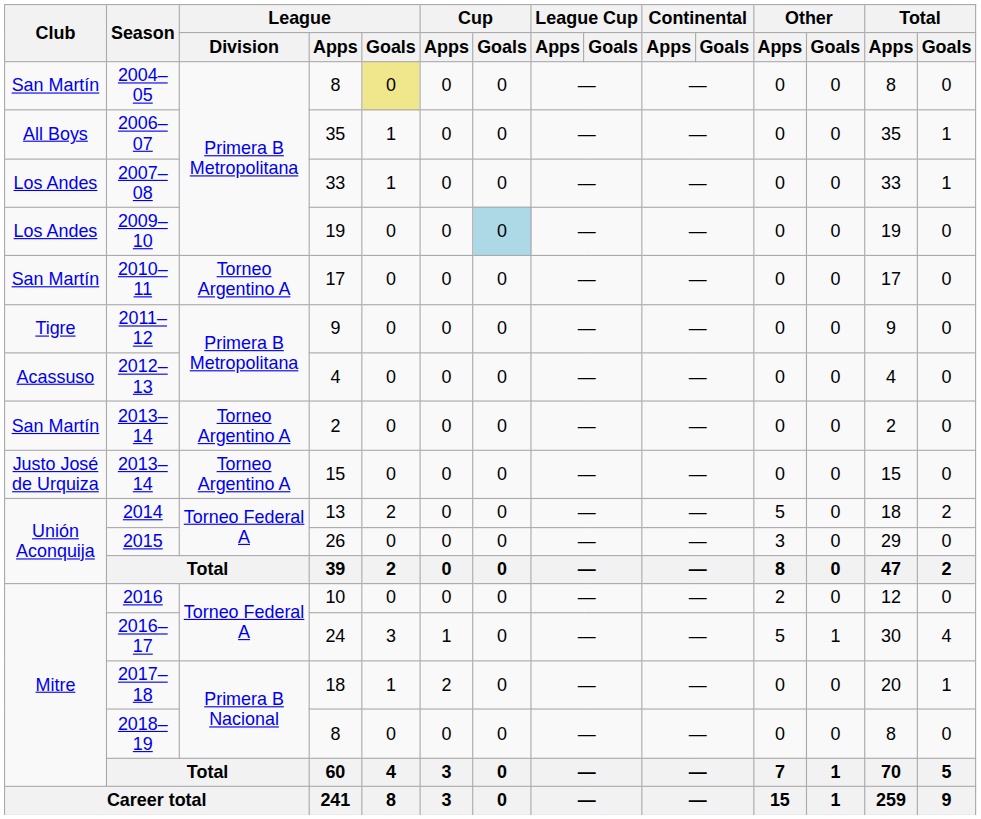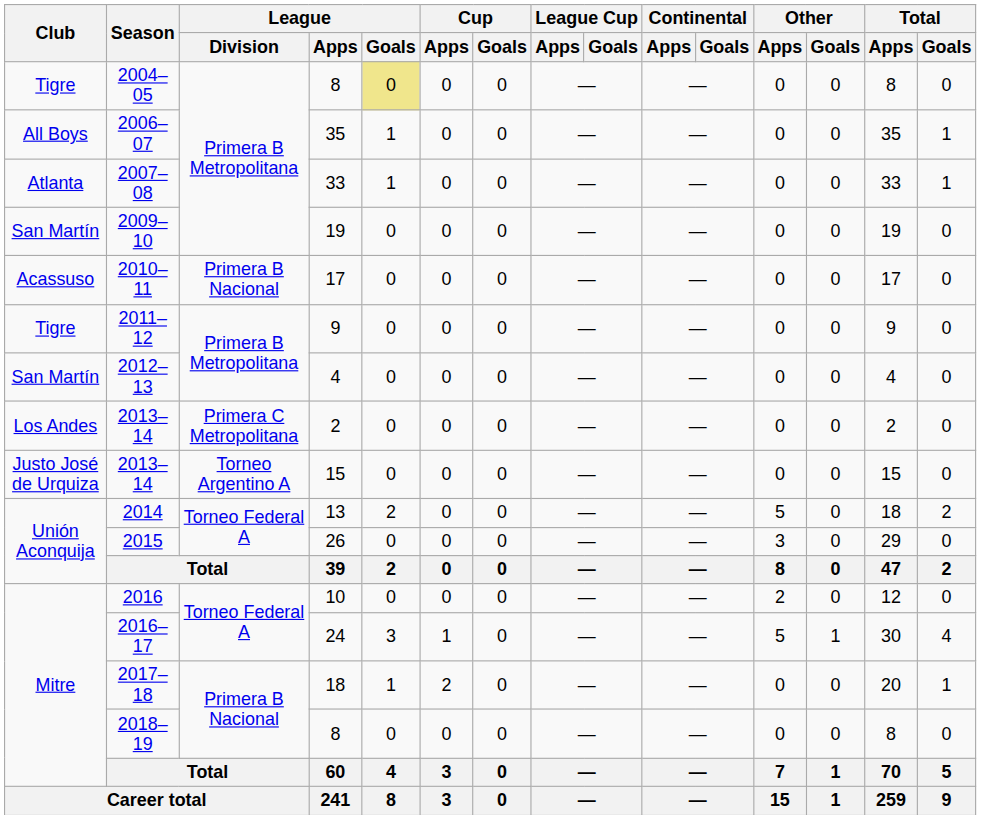(55, 85) San Martín -> (55, 85) Tigre
(55, 182) Los Andes -> (55, 182) Atlanta
(55, 231) Los Andes -> (55, 231) San Martín
(502, 231) lightblue background -> (502, 231) no background
(55, 279) San Martín -> (55, 279) Acassuso
(244, 279) Torneo Argentino A -> (244, 279) Primera B Nacional
(55, 377) Acassuso -> (55, 377) San Martín
(55, 425) San Martín -> (55, 425) Los Andes
(244, 425) Torneo Argentino A -> (244, 425) Primera C Metropolitana
